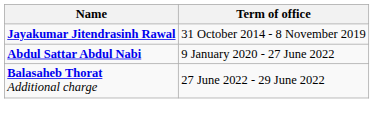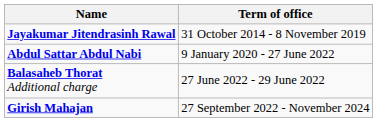+ row: (50, 107)
